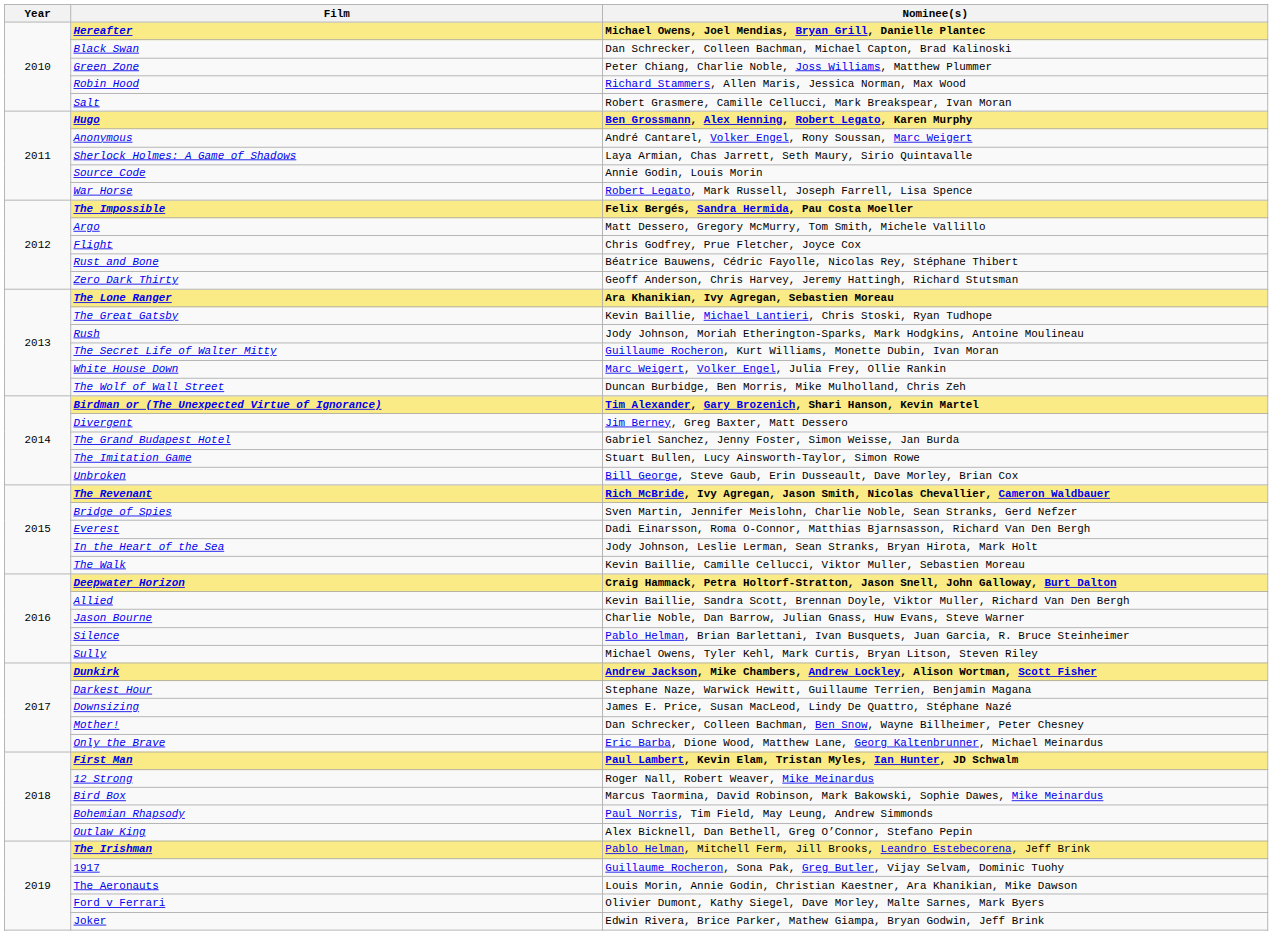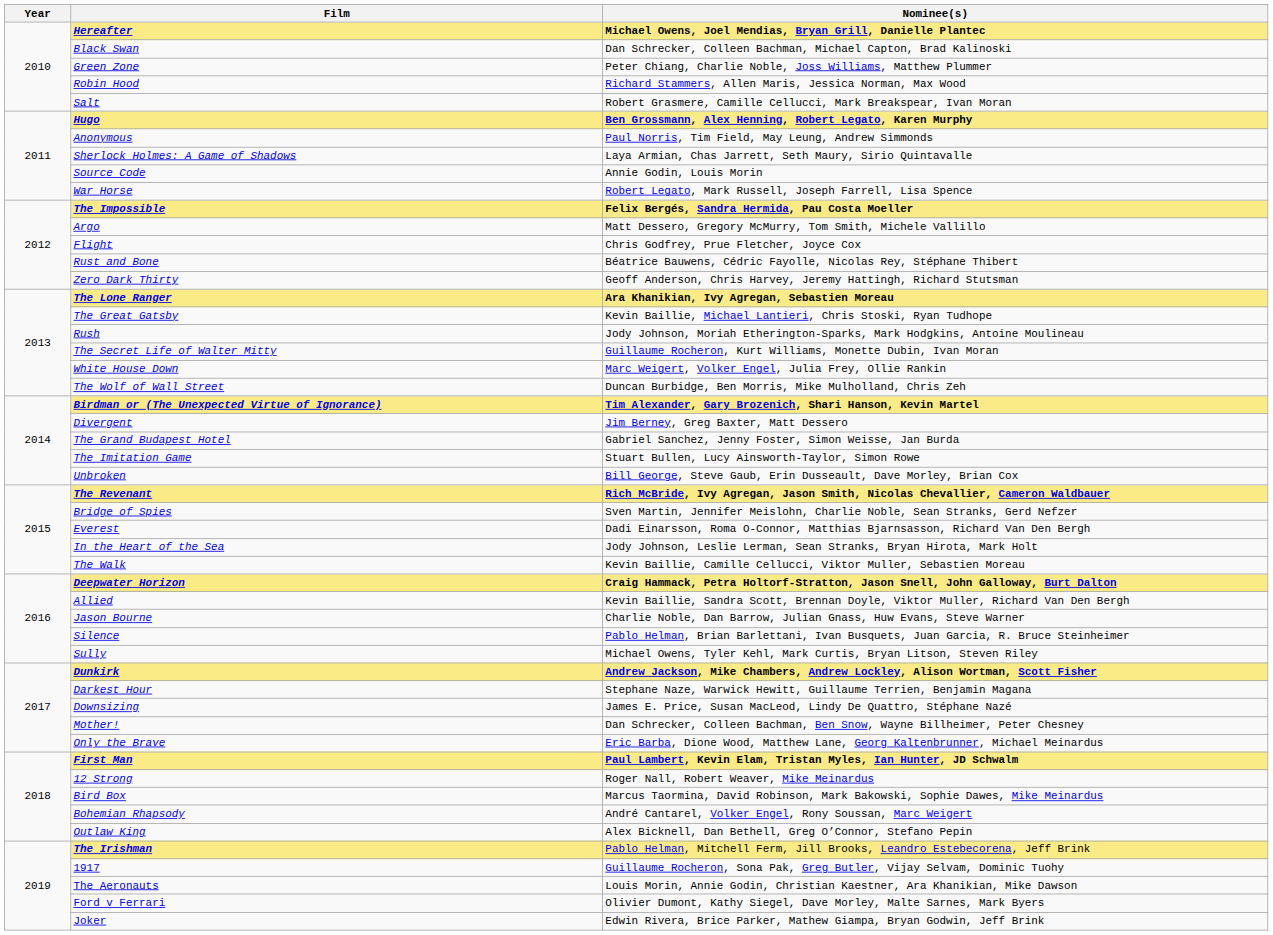(789, 138) André Cantarel, Volker Engel, Rony Soussan, Marc Weigert -> (769, 138) Paul Norris, Tim Field, May Leung, Andrew Simmonds
(769, 814) Paul Norris, Tim Field, May Leung, Andrew Simmonds -> (789, 814) André Cantarel, Volker Engel, Rony Soussan, Marc Weigert
